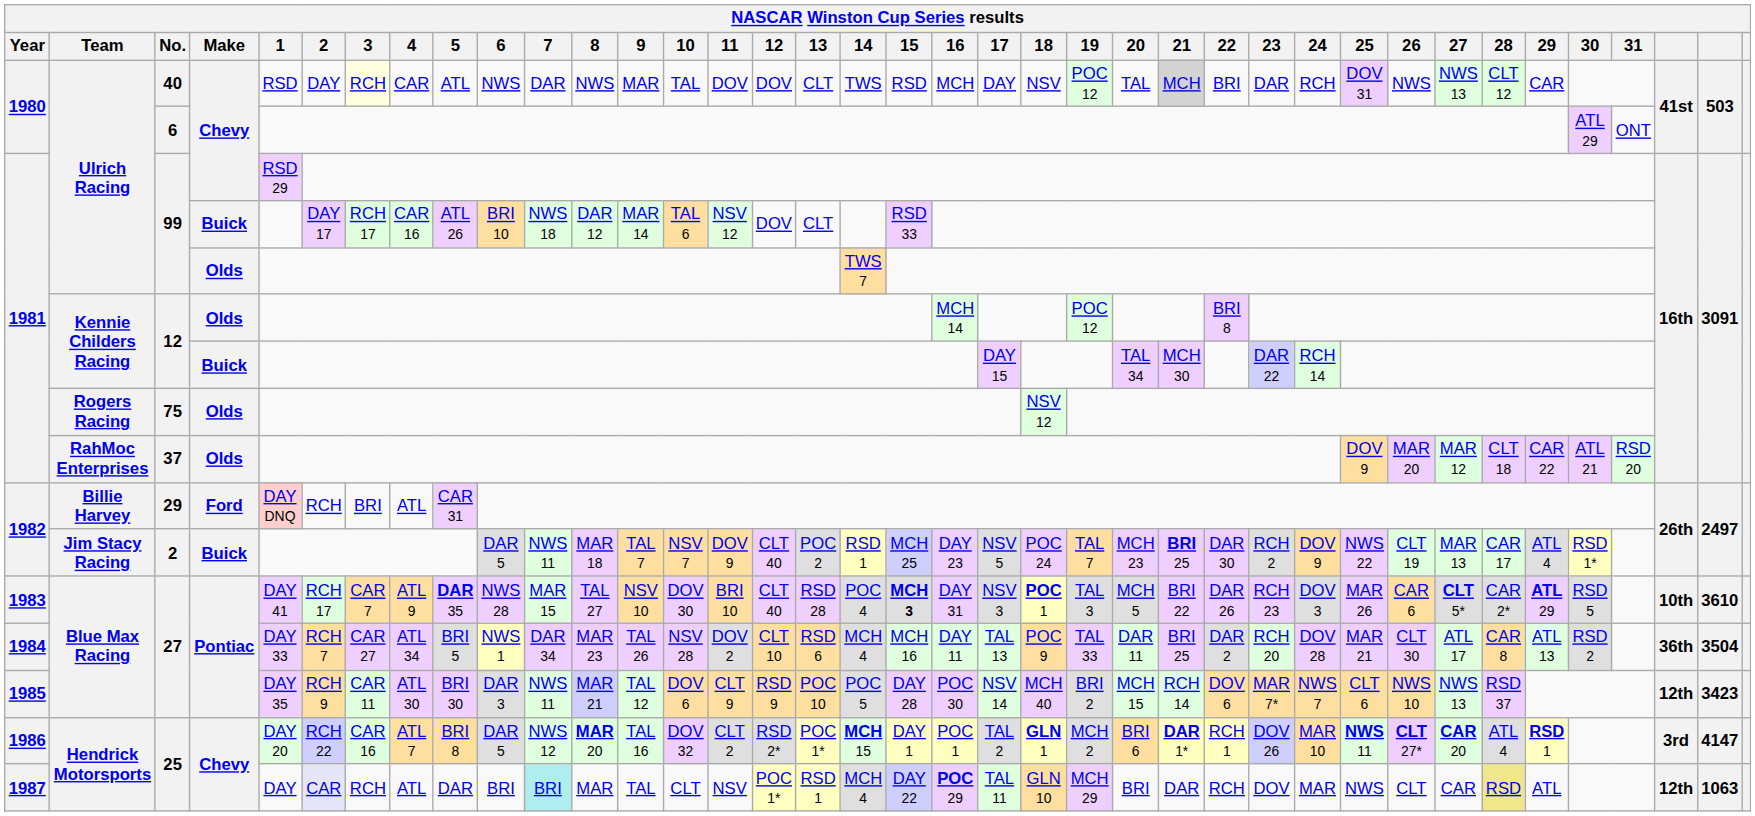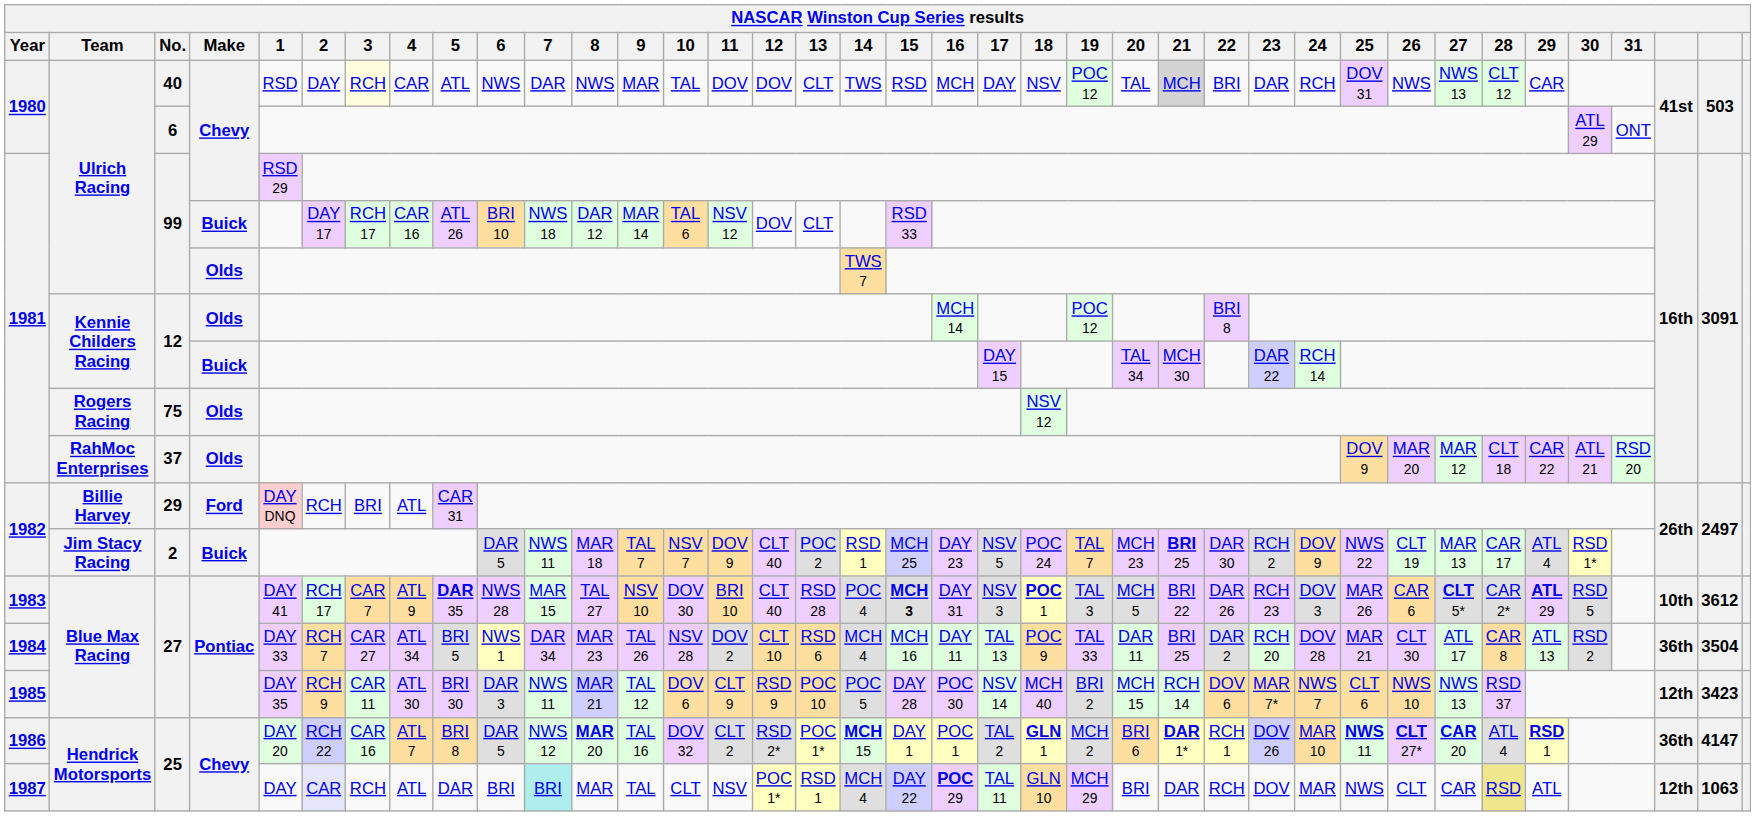(1720, 600) 3610 -> (1720, 600) 3612
(1676, 741) 3rd -> (1676, 741) 36th
